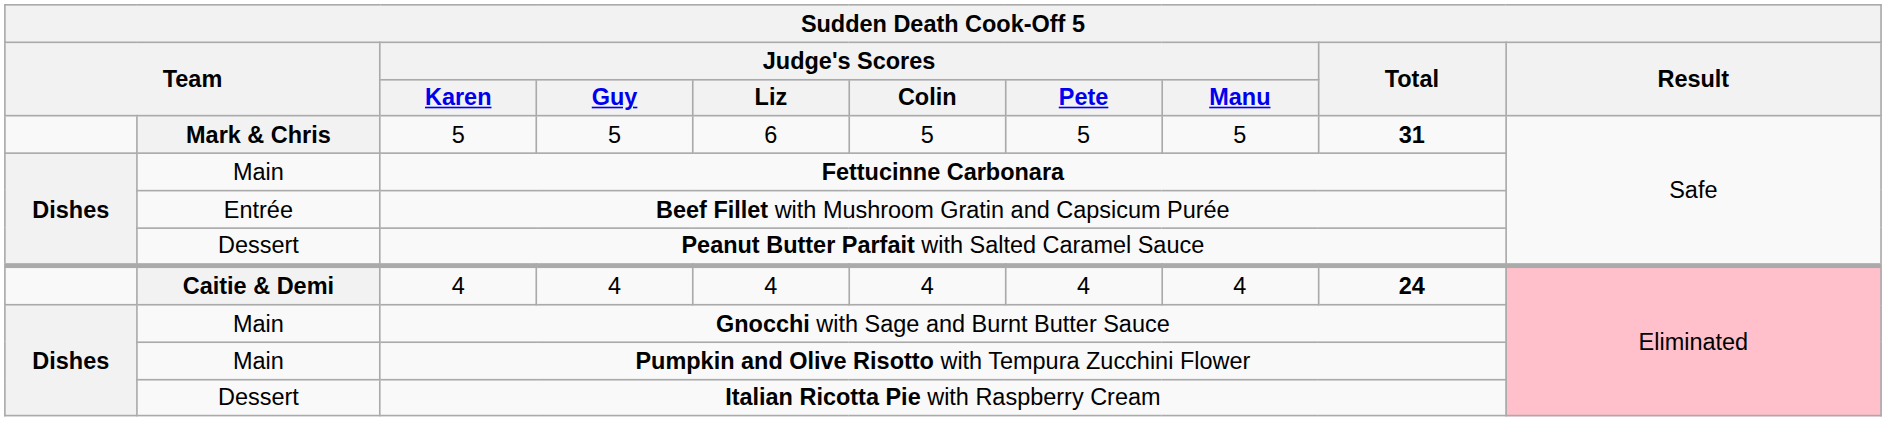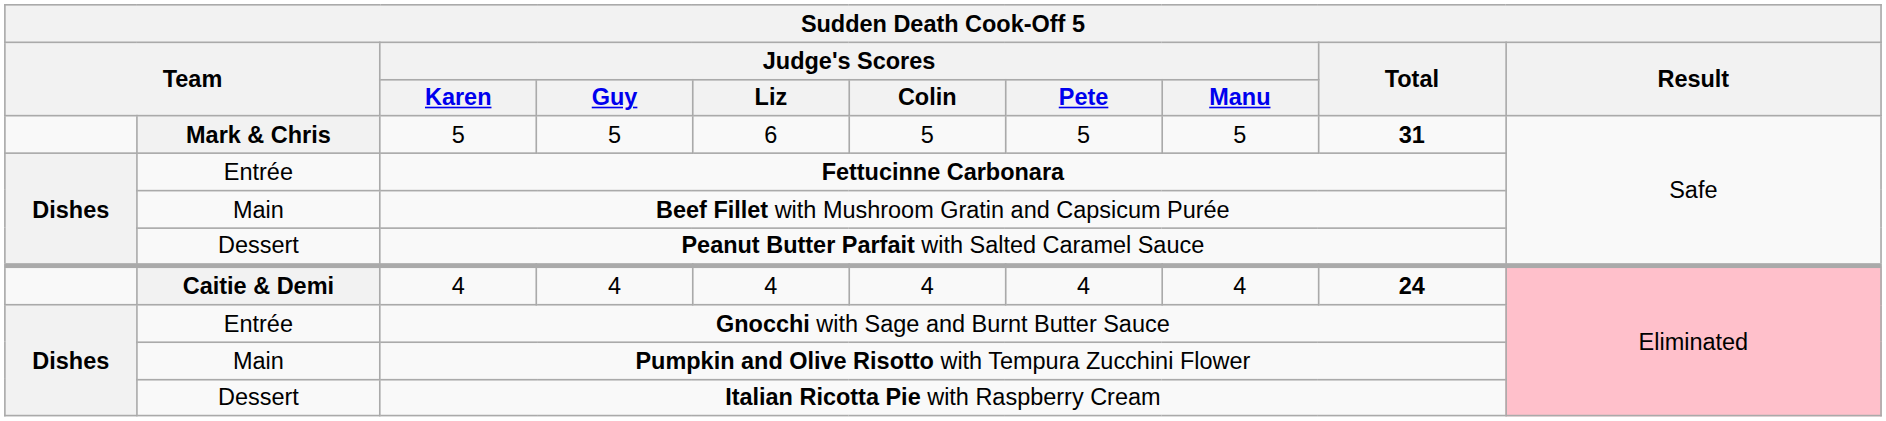(258, 172) Main -> (258, 172) Entrée
(258, 209) Entrée -> (258, 209) Main
(258, 324) Main -> (258, 324) Entrée
